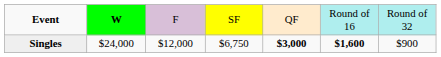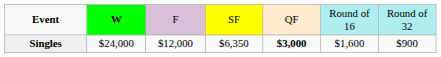(234, 44) $6,750 -> (234, 44) $6,350
(349, 44) bold -> (349, 44) normal
